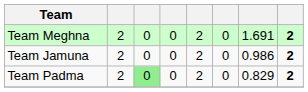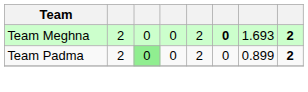(226, 35) normal -> (226, 35) bold
(258, 35) 1.691 -> (258, 35) 1.693
- row: (48, 55)
(258, 76) 0.829 -> (258, 55) 0.899
